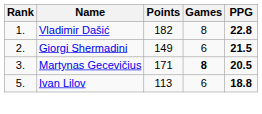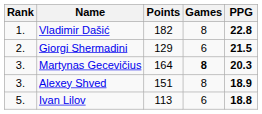(163, 48) 149 -> (163, 48) 129
(163, 65) 171 -> (163, 65) 164
(241, 65) 20.5 -> (241, 65) 20.3
+ row: (73, 83)
